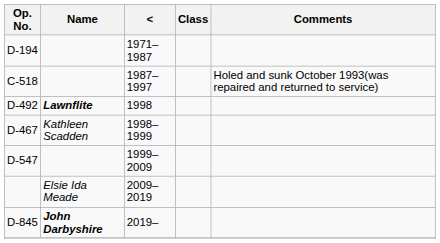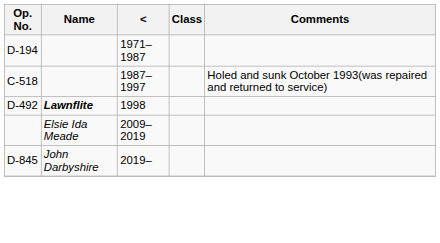- row: (22, 130)
- row: (22, 161)
(73, 222) bold -> (71, 161) normal
